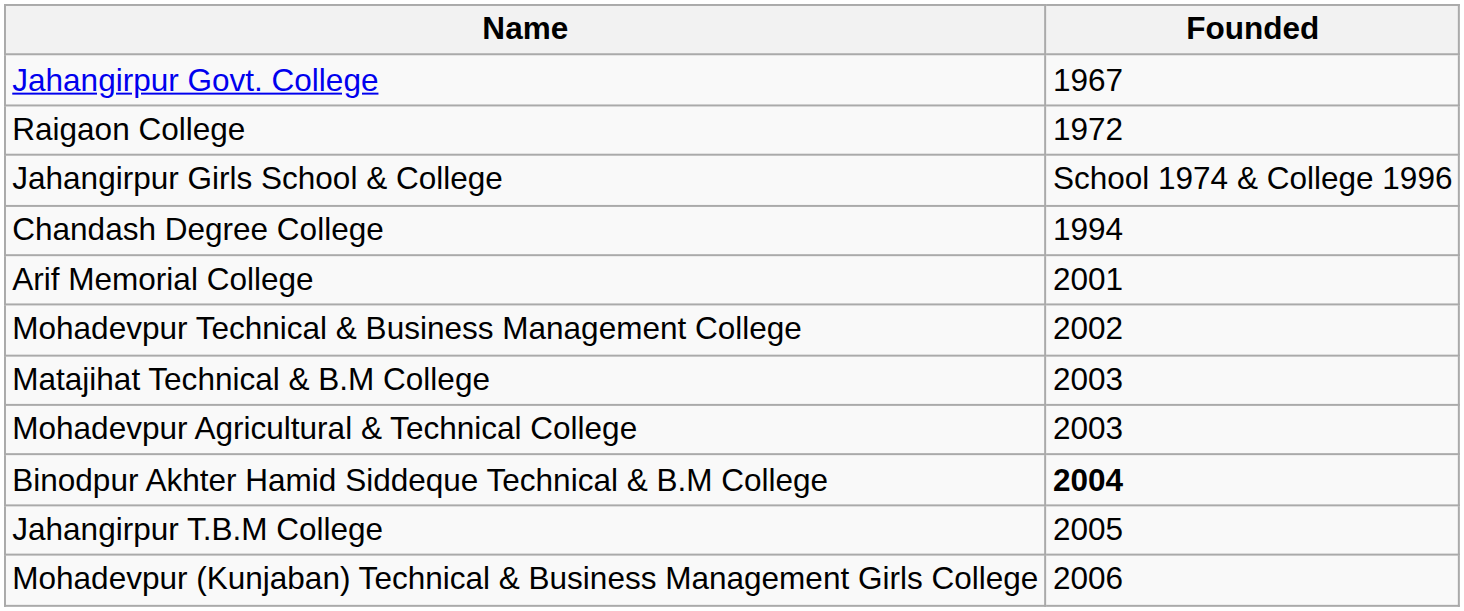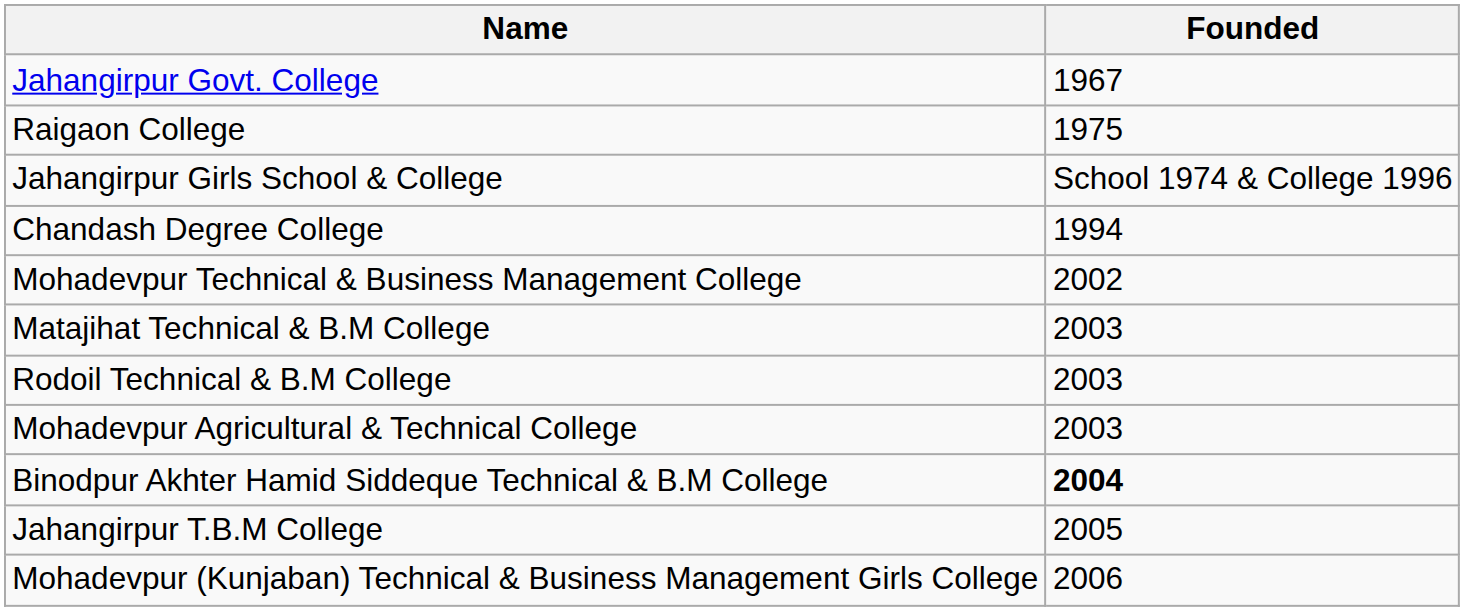(1088, 129) 1972 -> (1088, 129) 1975
- row: (163, 279)
+ row: (232, 379)
